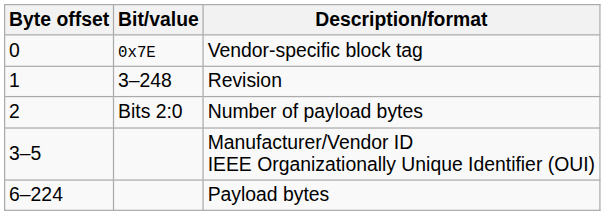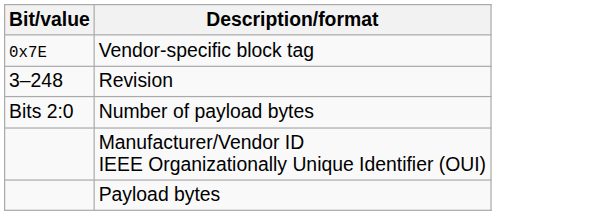- column: (59, 19)
